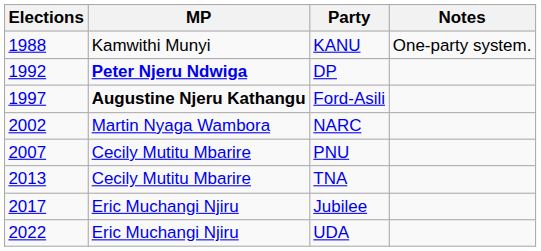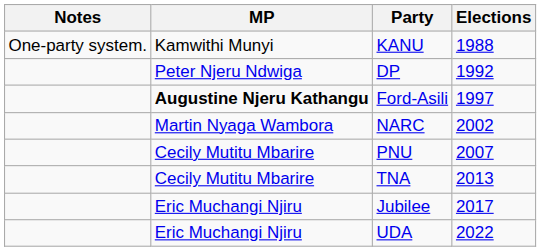columns swapped: (46, 17) <-> (462, 17)
(169, 71) bold -> (228, 71) normal
